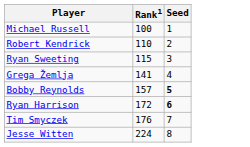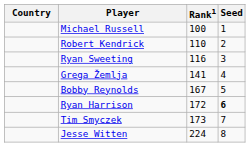+ column: (31, 13)
(144, 59) 115 -> (198, 59) 116
(144, 89) 157 -> (198, 89) 167
(169, 89) bold -> (223, 89) normal
(144, 120) 176 -> (198, 120) 173
